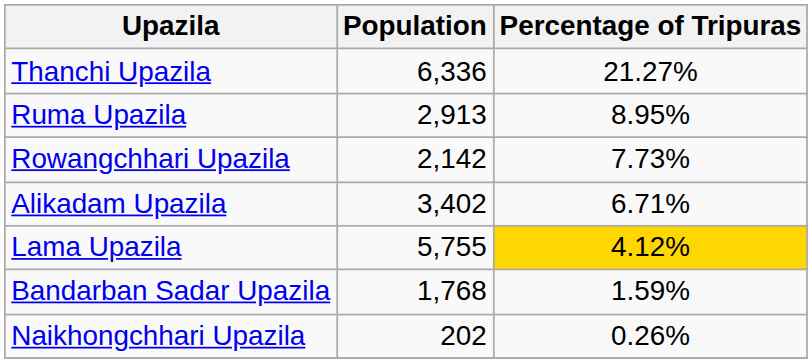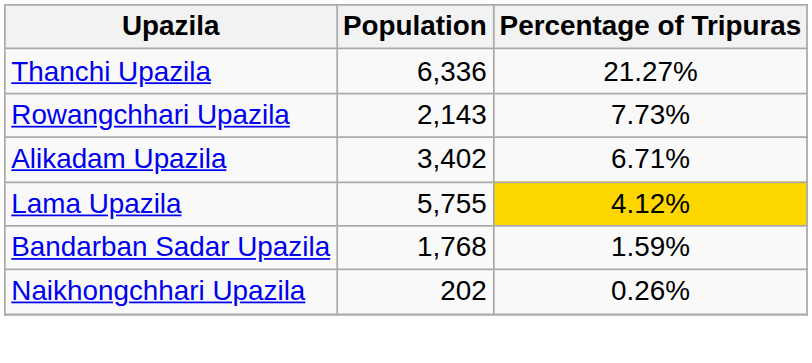- row: (99, 114)
(452, 159) 2,142 -> (452, 114) 2,143
